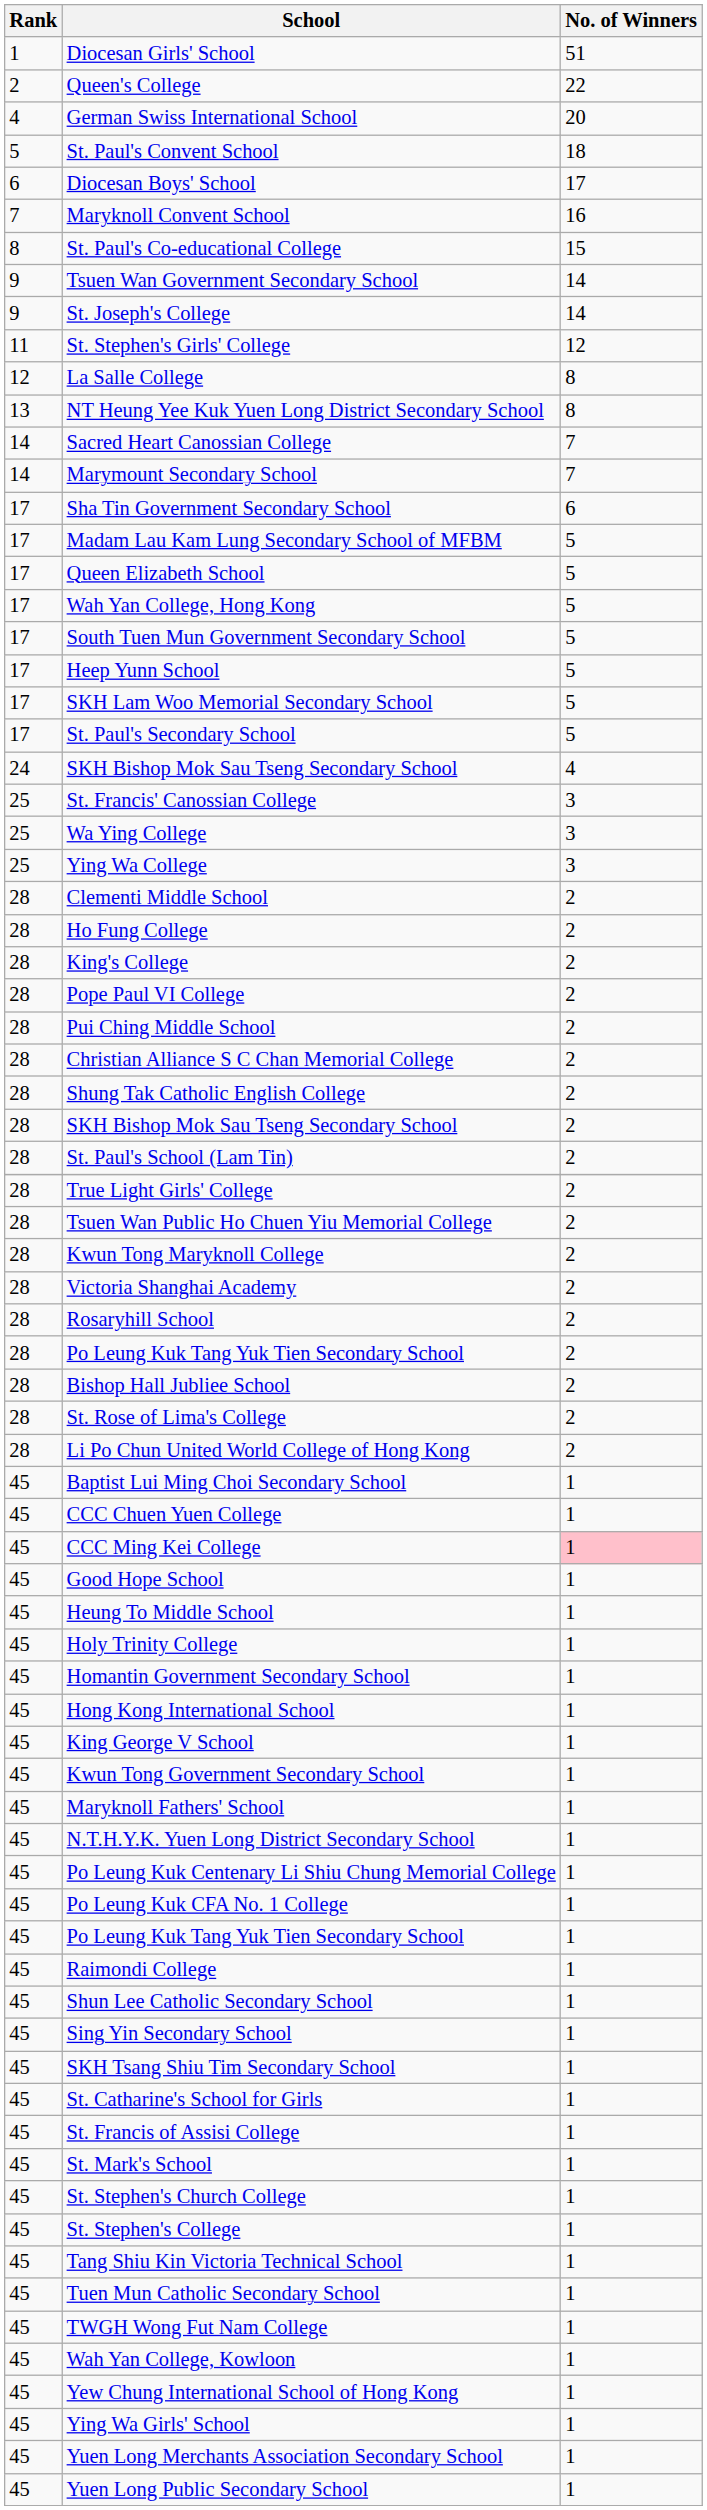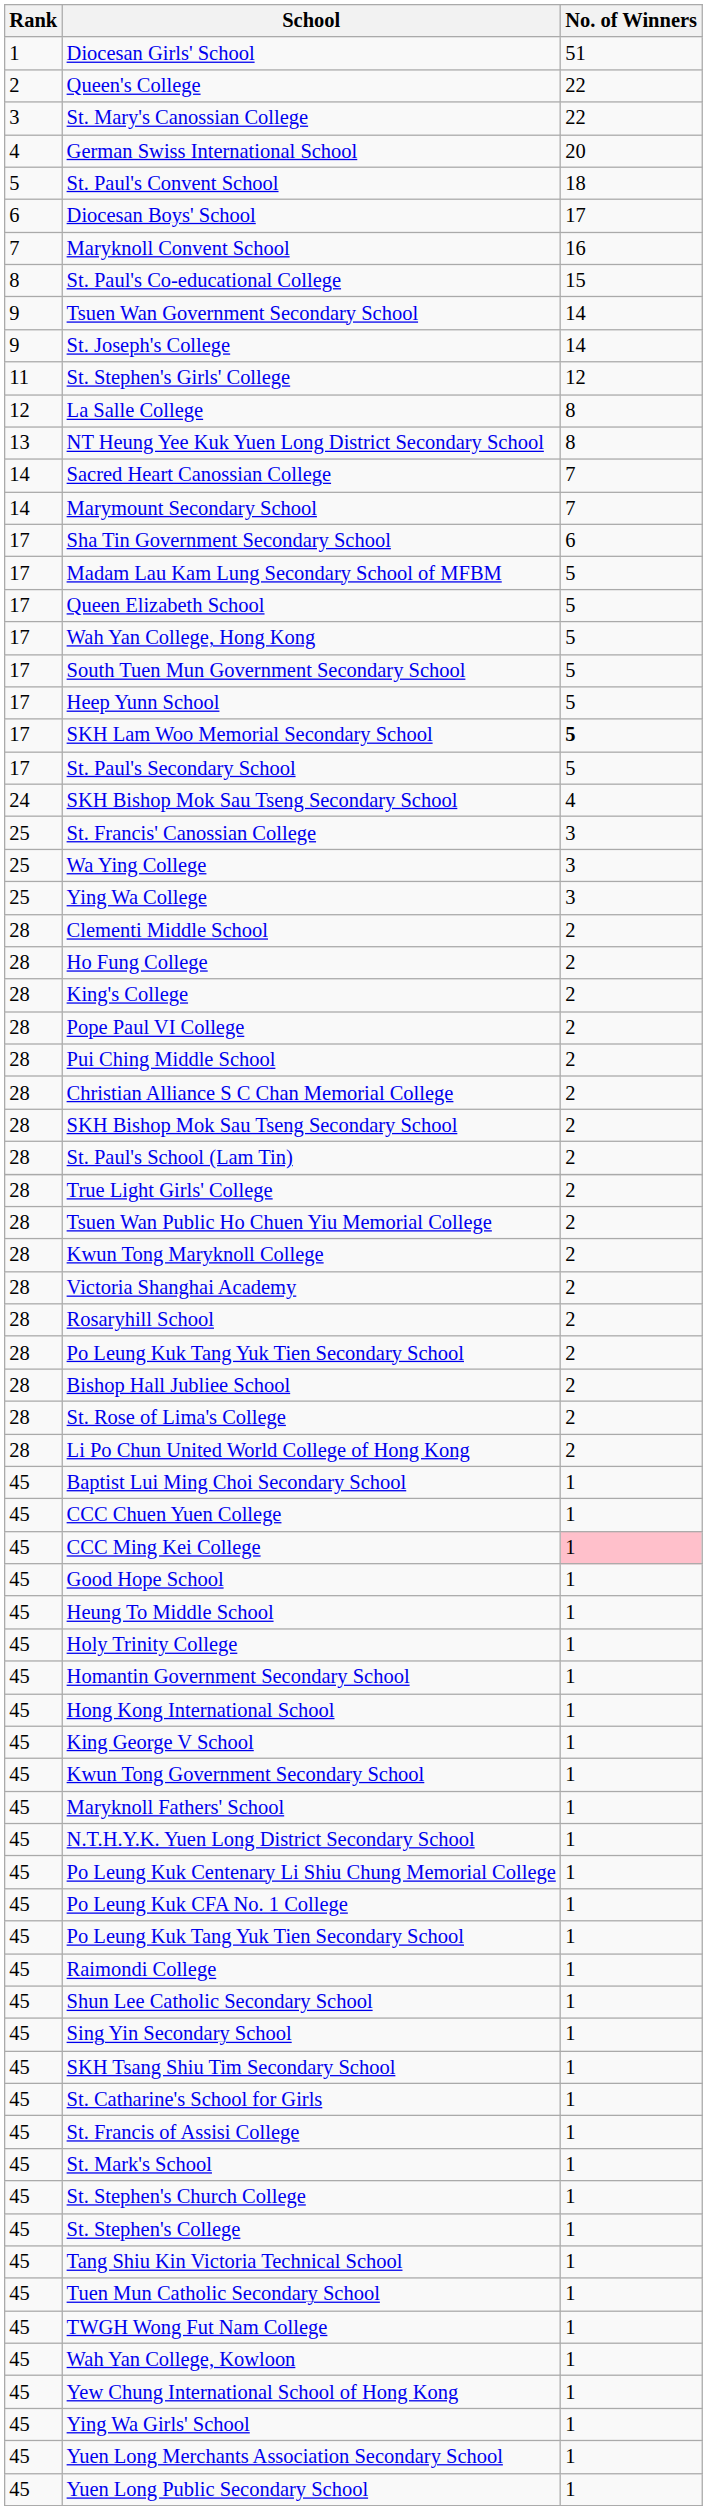+ row: (14, 118)
(570, 702) normal -> (570, 735) bold
- row: (20, 1092)
